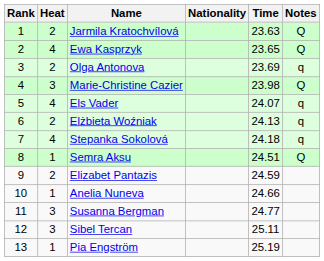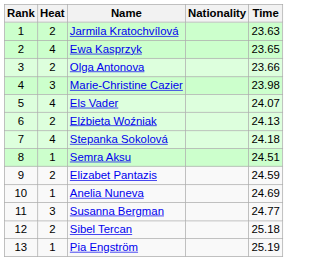- column: (301, 13)
(266, 67) 23.69 -> (266, 67) 23.66
(266, 193) 24.66 -> (266, 193) 24.69
(52, 229) 3 -> (52, 229) 2
(266, 229) 25.11 -> (266, 229) 25.18
